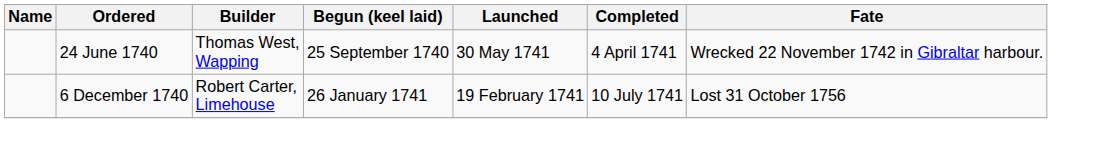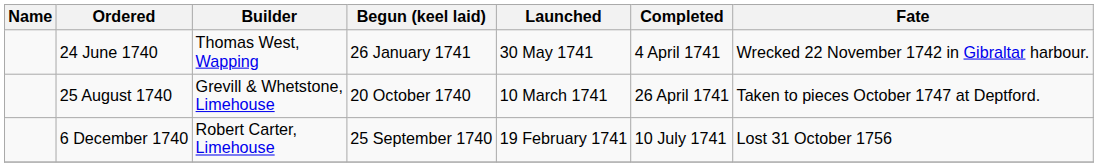(378, 52) 25 September 1740 -> (411, 52) 26 January 1741
+ row: (116, 95)
(367, 95) 26 January 1741 -> (421, 139) 25 September 1740
